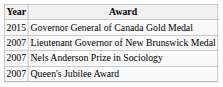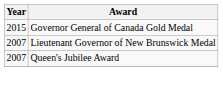- row: (97, 58)
